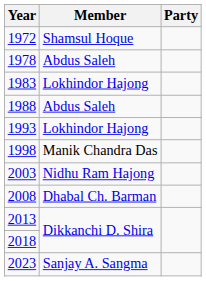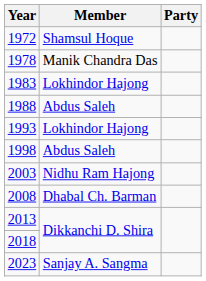(79, 60) Abdus Saleh -> (100, 60) Manik Chandra Das
(100, 151) Manik Chandra Das -> (79, 151) Abdus Saleh
